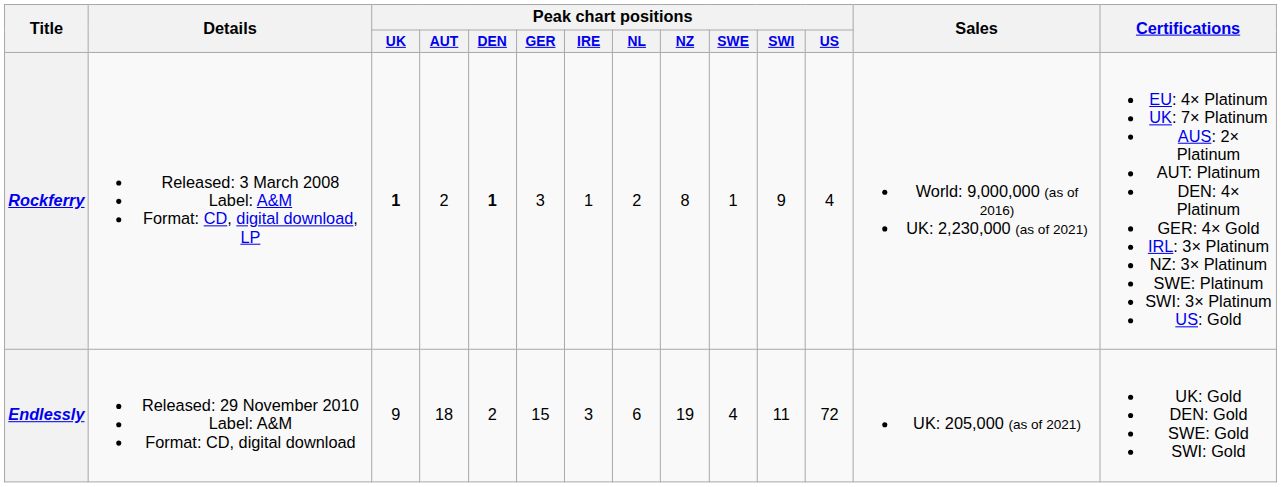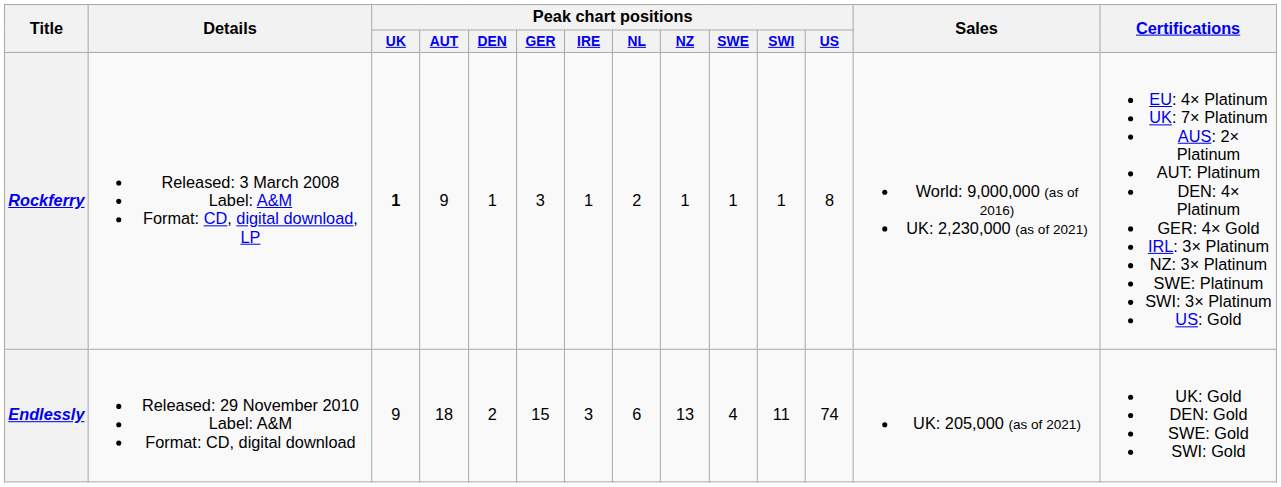(444, 200) 2 -> (444, 200) 9
(492, 200) bold -> (492, 200) normal
(685, 200) 8 -> (685, 200) 1
(781, 200) 9 -> (781, 200) 1
(829, 200) 4 -> (829, 200) 8
(685, 415) 19 -> (685, 415) 13
(829, 415) 72 -> (829, 415) 74
